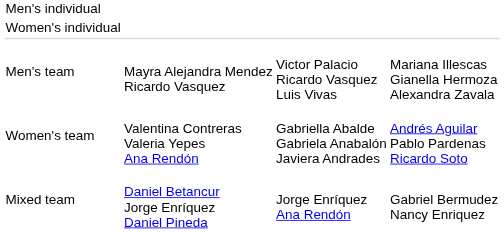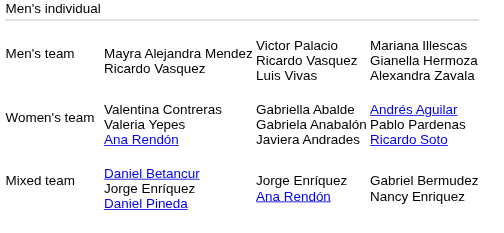- row: (63, 27)
